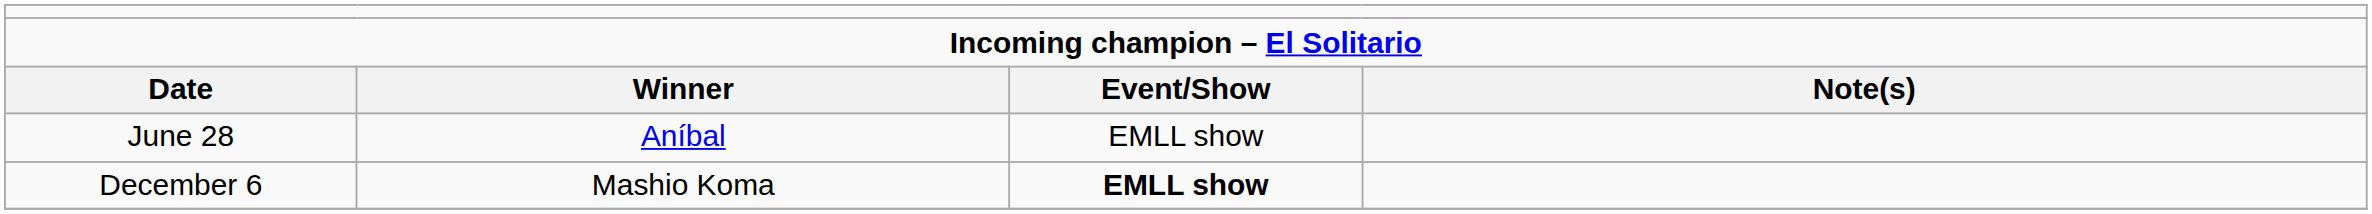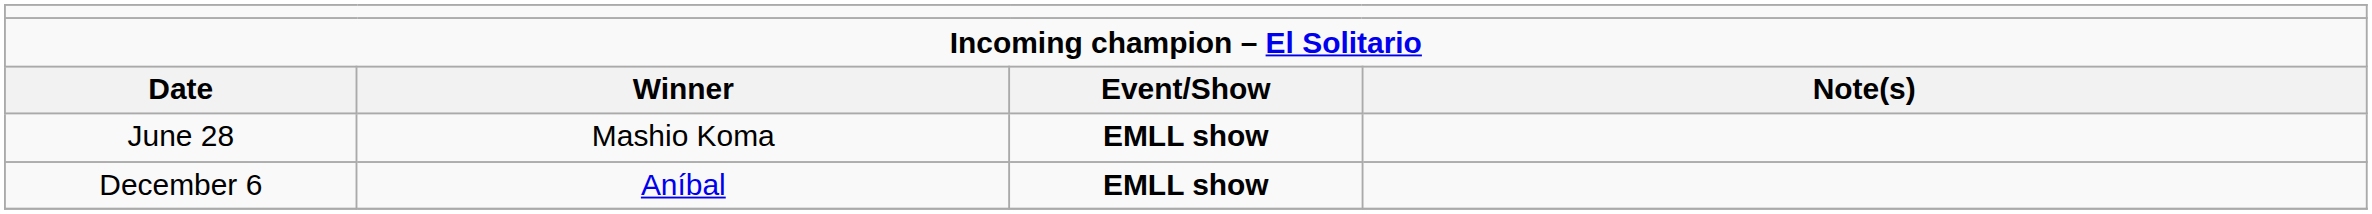(683, 136) Aníbal -> (683, 136) Mashio Koma
(1186, 136) normal -> (1186, 136) bold
(683, 184) Mashio Koma -> (683, 184) Aníbal
